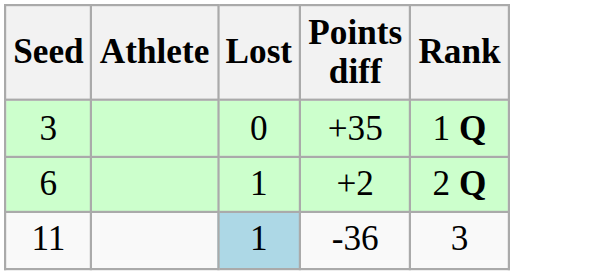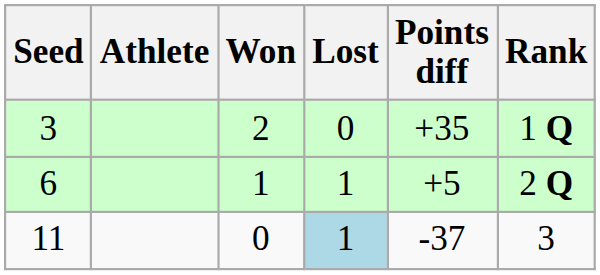+ column: (261, 52)
(355, 183) +2 -> (442, 183) +5
(355, 239) -36 -> (442, 239) -37
